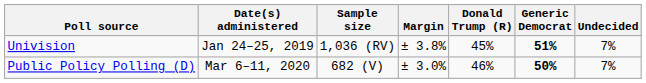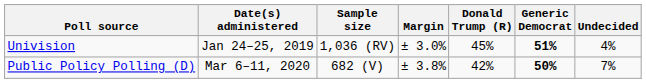(423, 46) ± 3.8% -> (423, 46) ± 3.0%
(608, 46) 7% -> (608, 46) 4%
(423, 67) ± 3.0% -> (423, 67) ± 3.8%
(482, 67) 46% -> (482, 67) 42%
